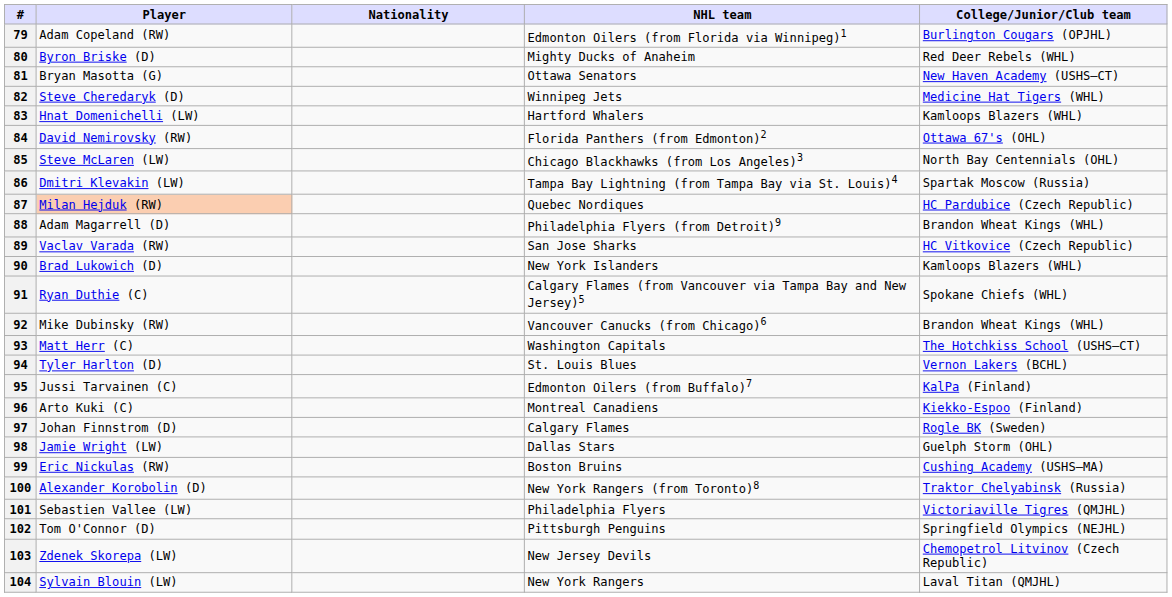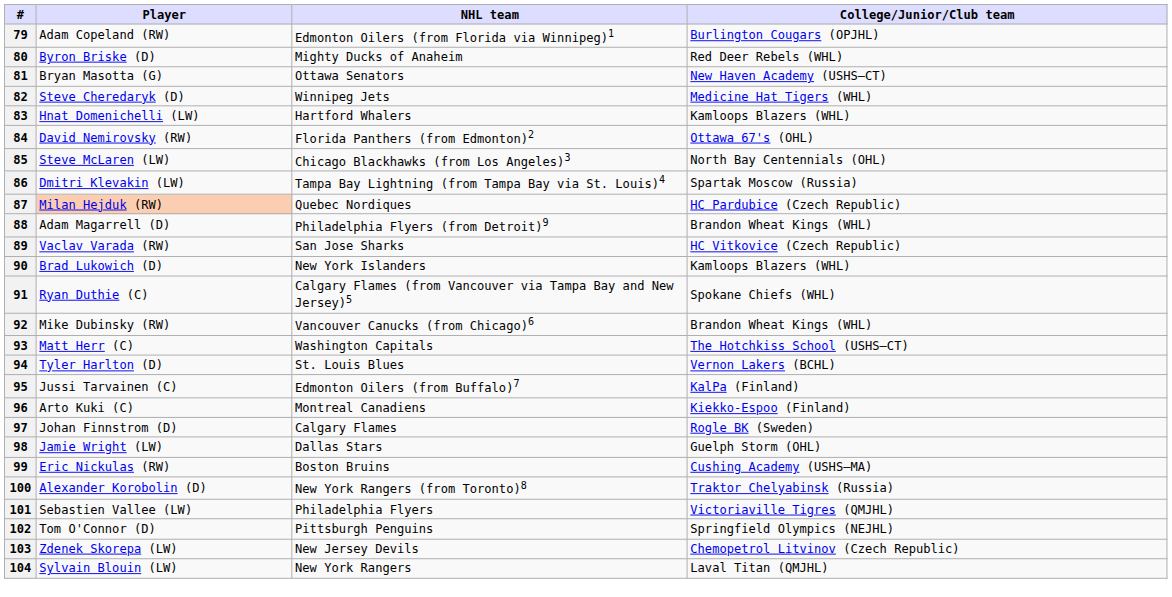- column: (408, 14)
